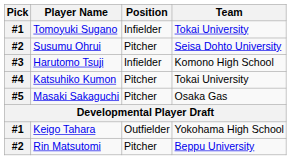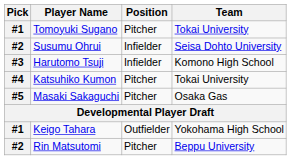(143, 29) Infielder -> (140, 29) Pitcher
(140, 46) Pitcher -> (143, 46) Infielder
